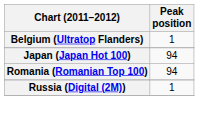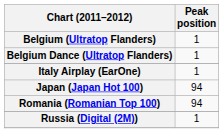+ row: (90, 55)
+ row: (90, 71)
